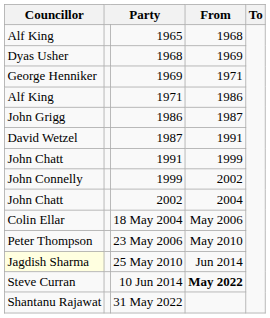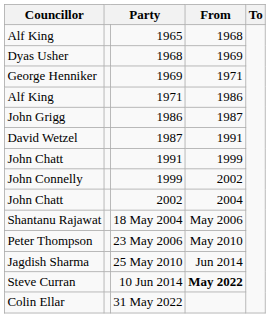(36, 220) Colin Ellar -> (54, 220) Shantanu Rajawat
(48, 261) lightyellow background -> (48, 261) no background
(54, 302) Shantanu Rajawat -> (36, 302) Colin Ellar
